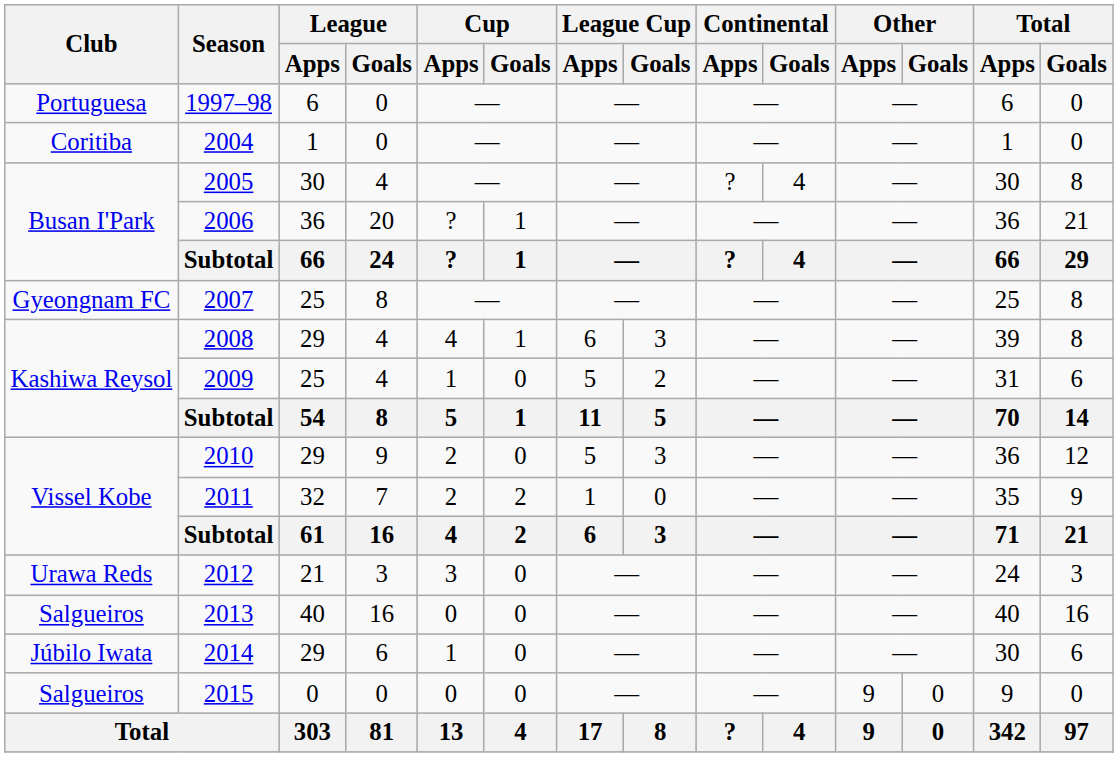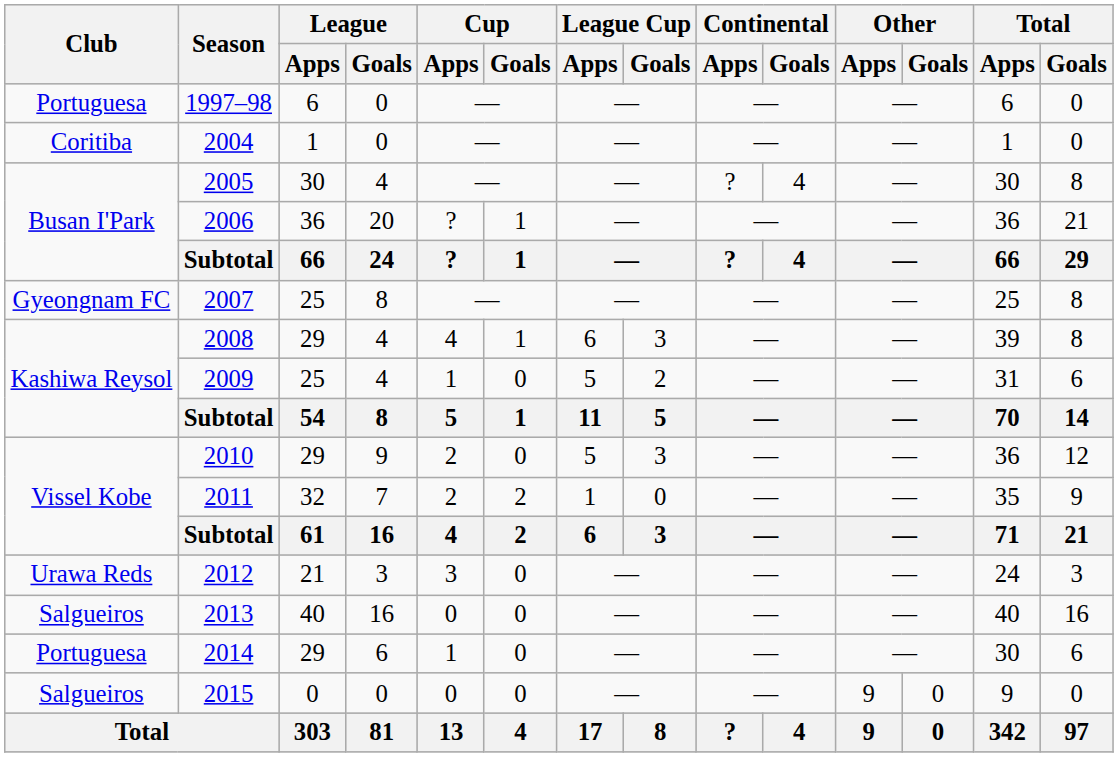(91, 653) Júbilo Iwata -> (91, 653) Portuguesa
